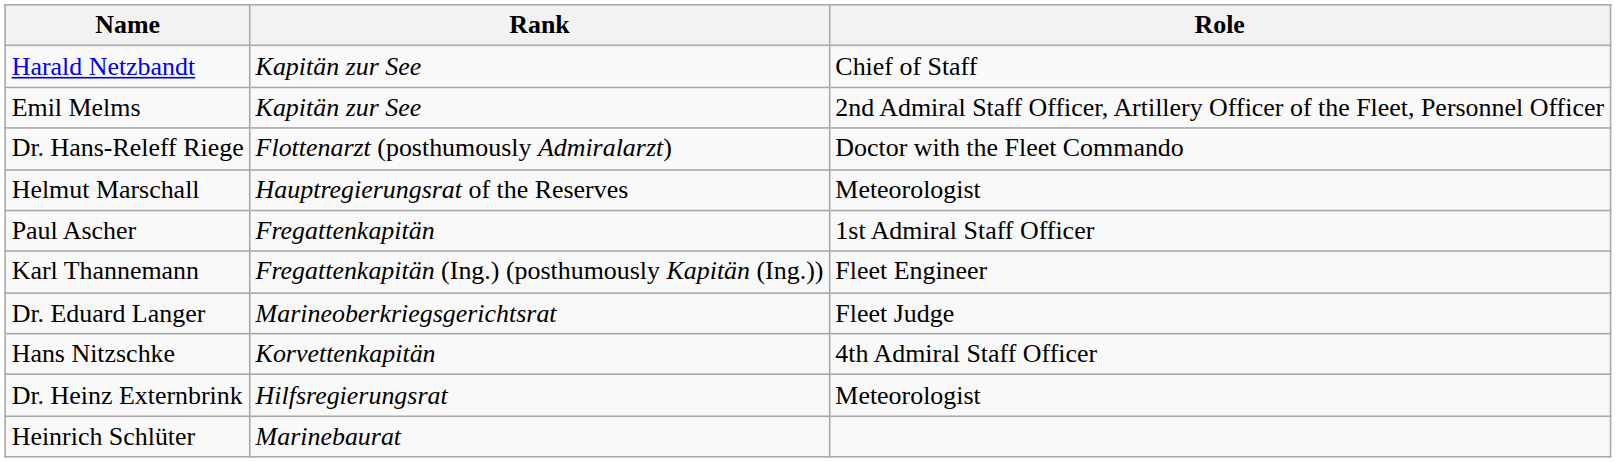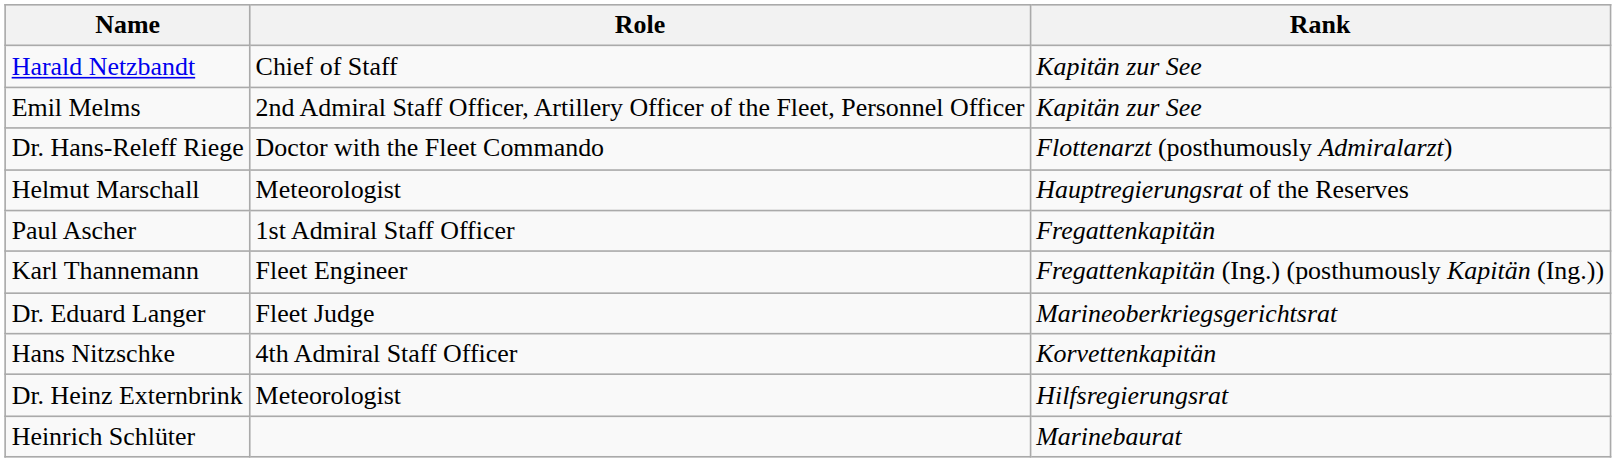columns swapped: (540, 25) <-> (1220, 25)
